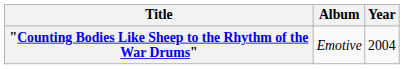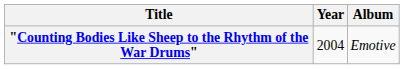columns swapped: (382, 15) <-> (339, 15)
